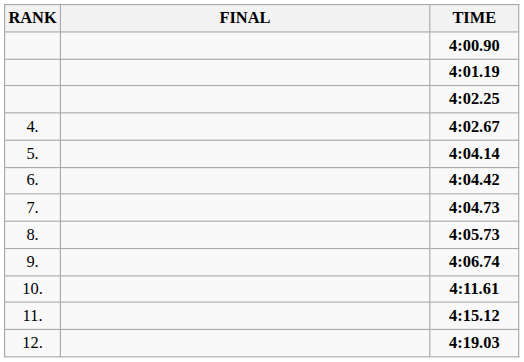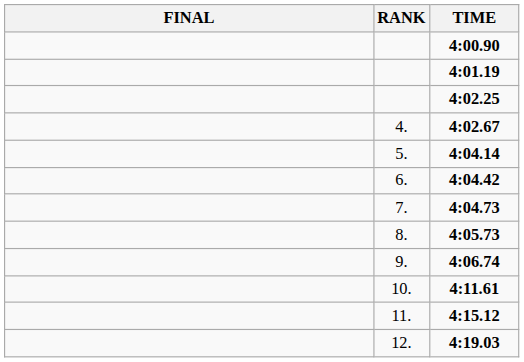columns swapped: (33, 18) <-> (245, 18)
